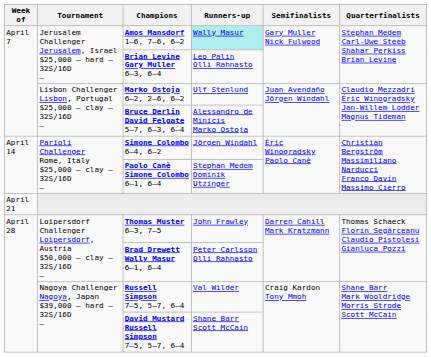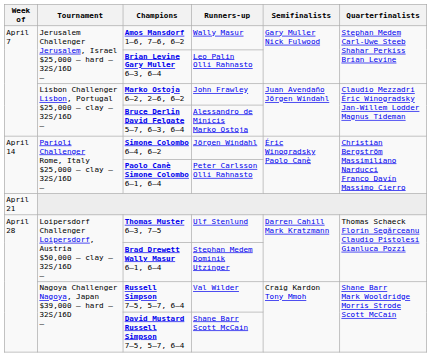(218, 32) paleturquoise background -> (218, 32) no background
(221, 90) Ulf Stenlund -> (221, 90) John Frawley
(223, 175) Stephan Medem Dominik Utzinger -> (225, 171) Peter Carlsson Olli Rahnasto
(221, 221) John Frawley -> (221, 221) Ulf Stenlund
(225, 254) Peter Carlsson Olli Rahnasto -> (223, 258) Stephan Medem Dominik Utzinger
